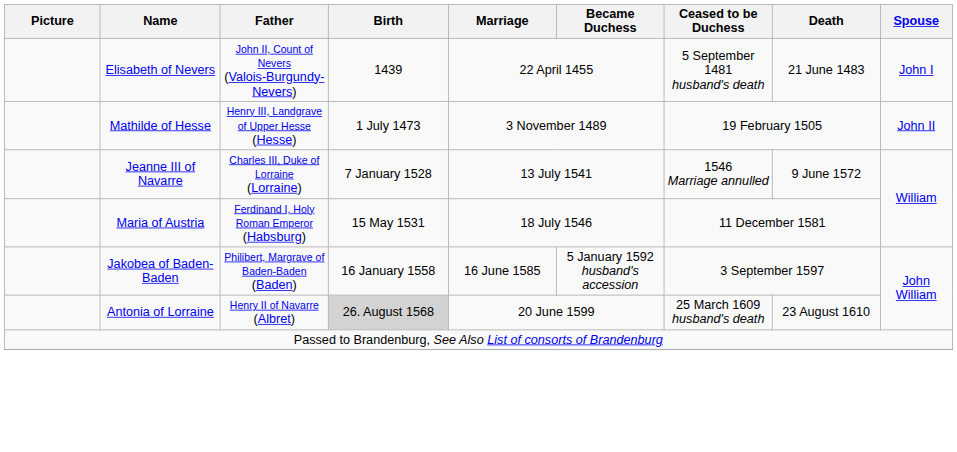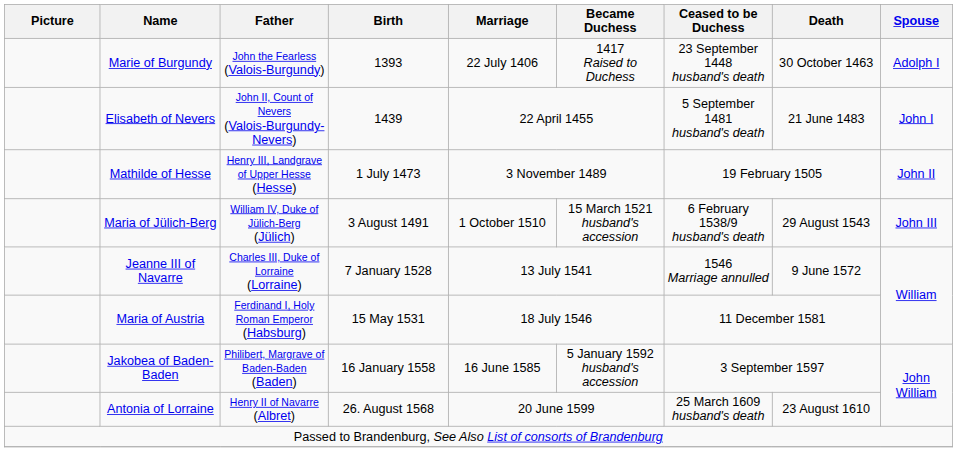+ row: (160, 63)
+ row: (160, 222)
(388, 312) lightgrey background -> (388, 409) no background
